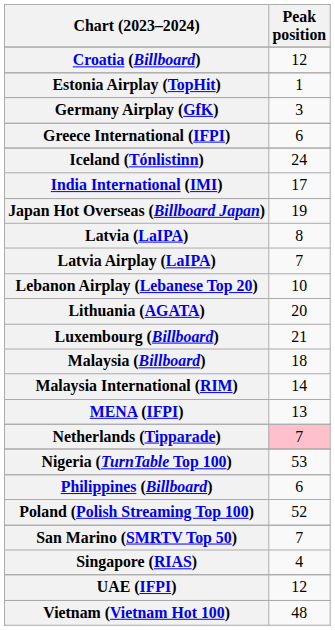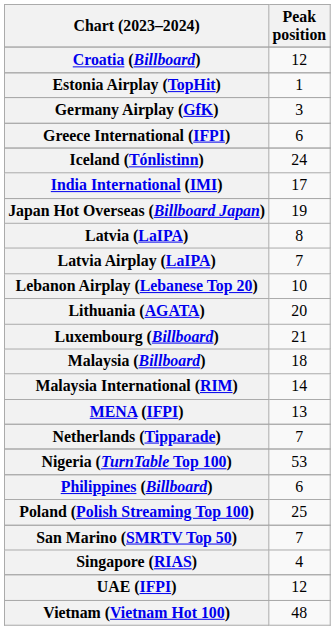(299, 436) pink background -> (299, 436) no background
(299, 512) 52 -> (299, 512) 25
